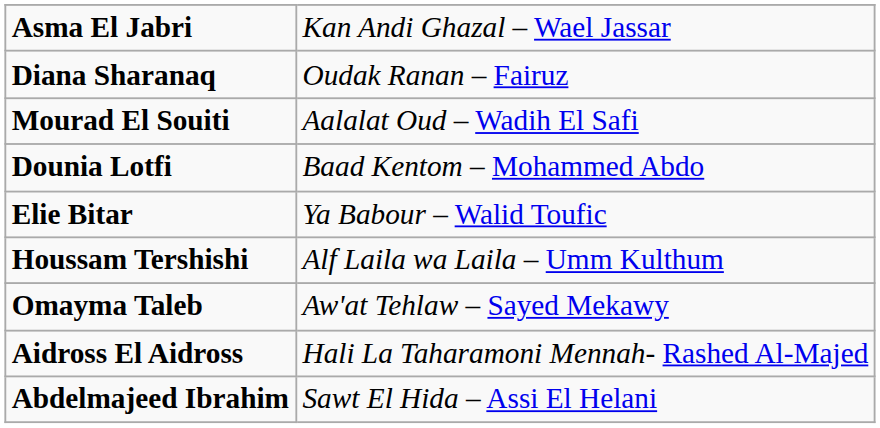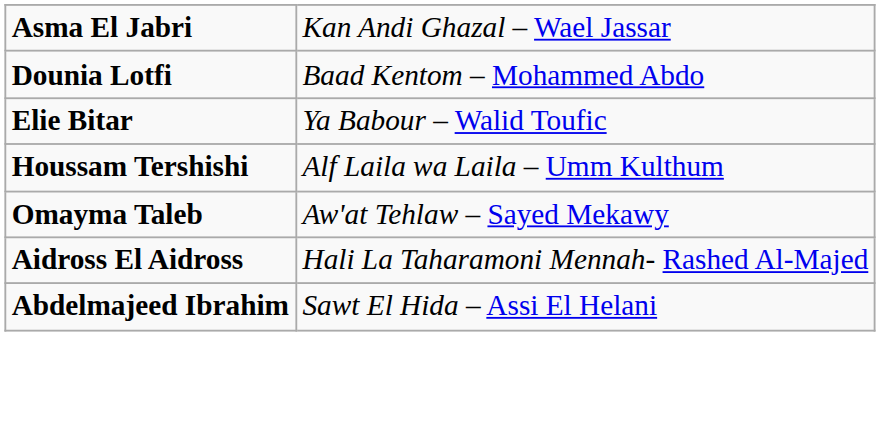- row: (114, 74)
- row: (121, 120)
